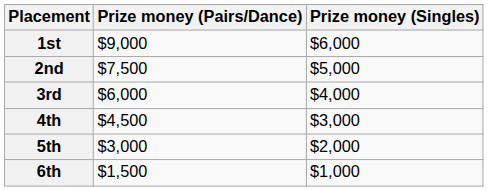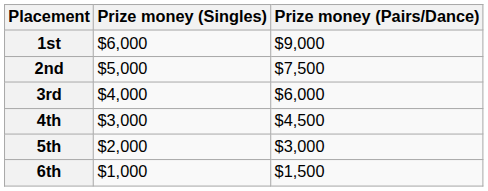columns swapped: (395, 17) <-> (200, 17)
